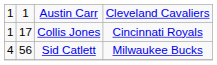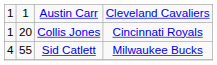(25, 32) 17 -> (25, 32) 20
(25, 50) 56 -> (25, 50) 55
